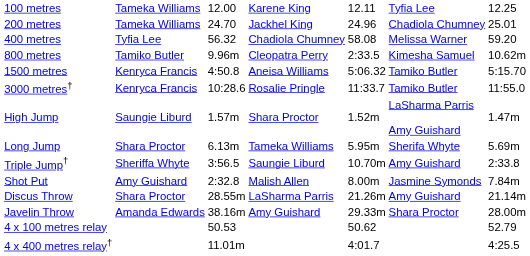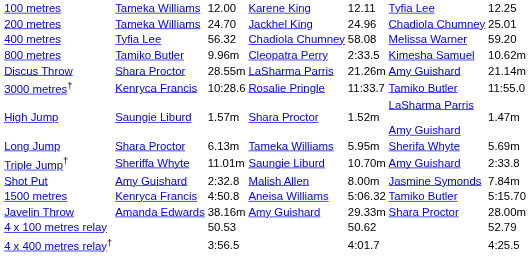rows swapped: (36, 71) <-> (38, 196)
(223, 163) 3:56.5 -> (226, 163) 11.01m
(226, 244) 11.01m -> (223, 244) 3:56.5
